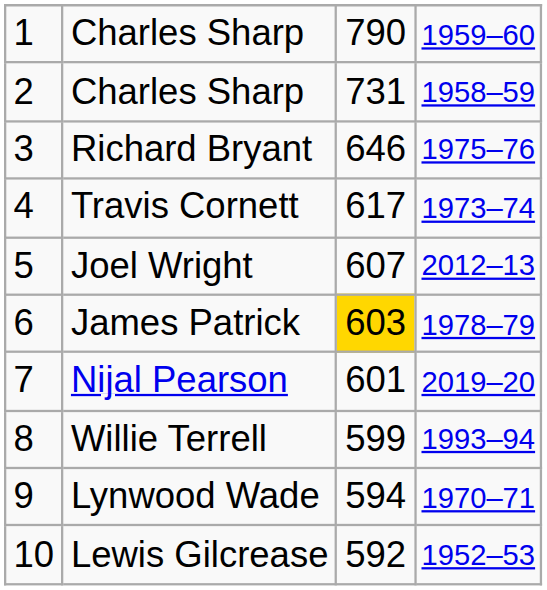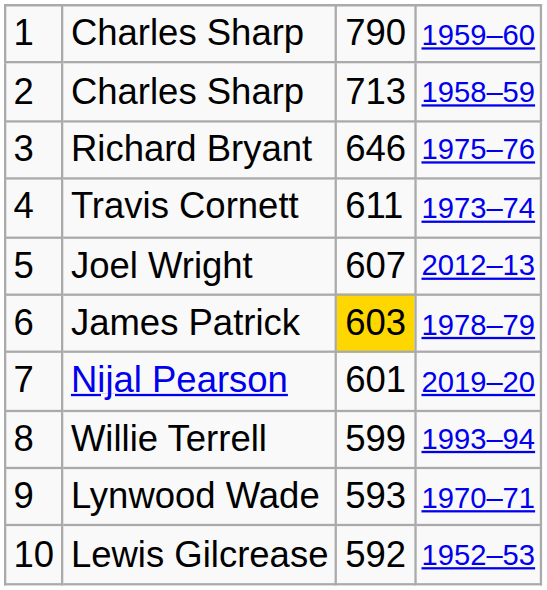(376, 91) 731 -> (376, 91) 713
(376, 206) 617 -> (374, 206) 611
(376, 496) 594 -> (376, 496) 593
